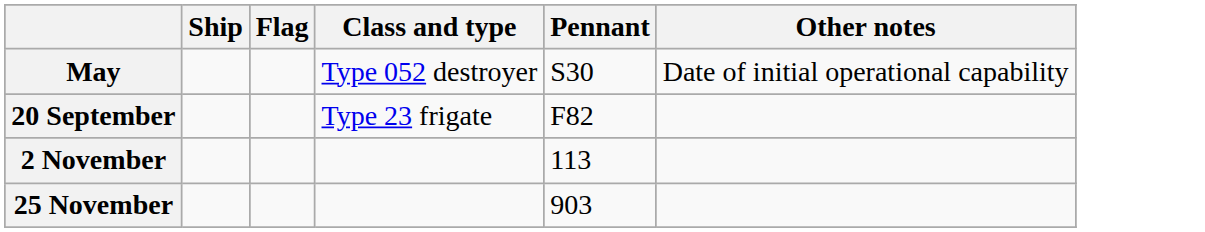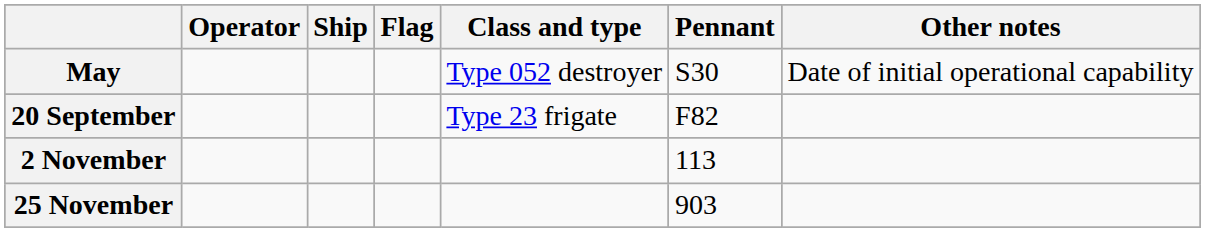+ column: (244, 26)
